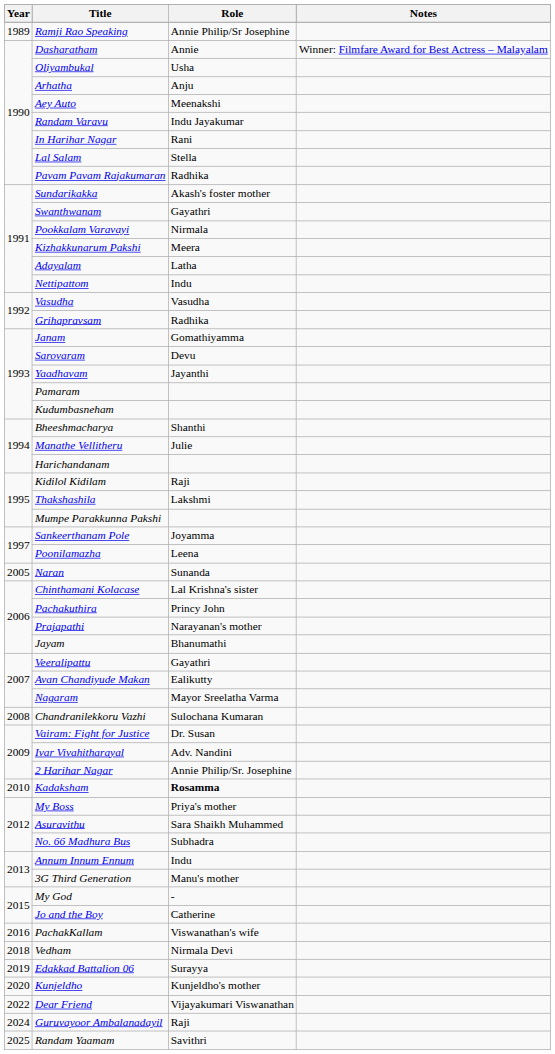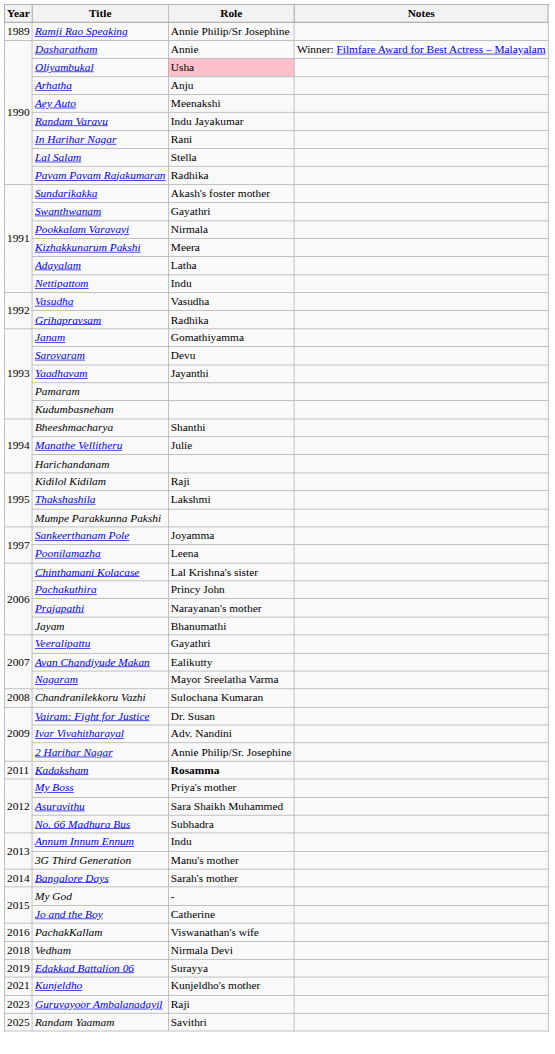(182, 67) no background -> (182, 67) pink background
- row: (49, 572)
(18, 788) 2010 -> (18, 770) 2011
+ row: (72, 878)
(18, 986) 2020 -> (18, 986) 2021
- row: (63, 1004)
(18, 1022) 2024 -> (18, 1004) 2023
